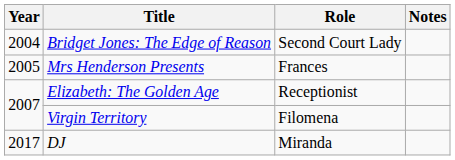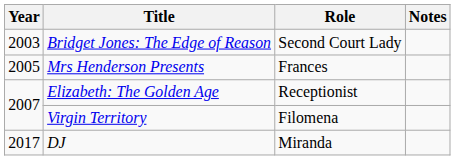(24, 42) 2004 -> (24, 42) 2003
